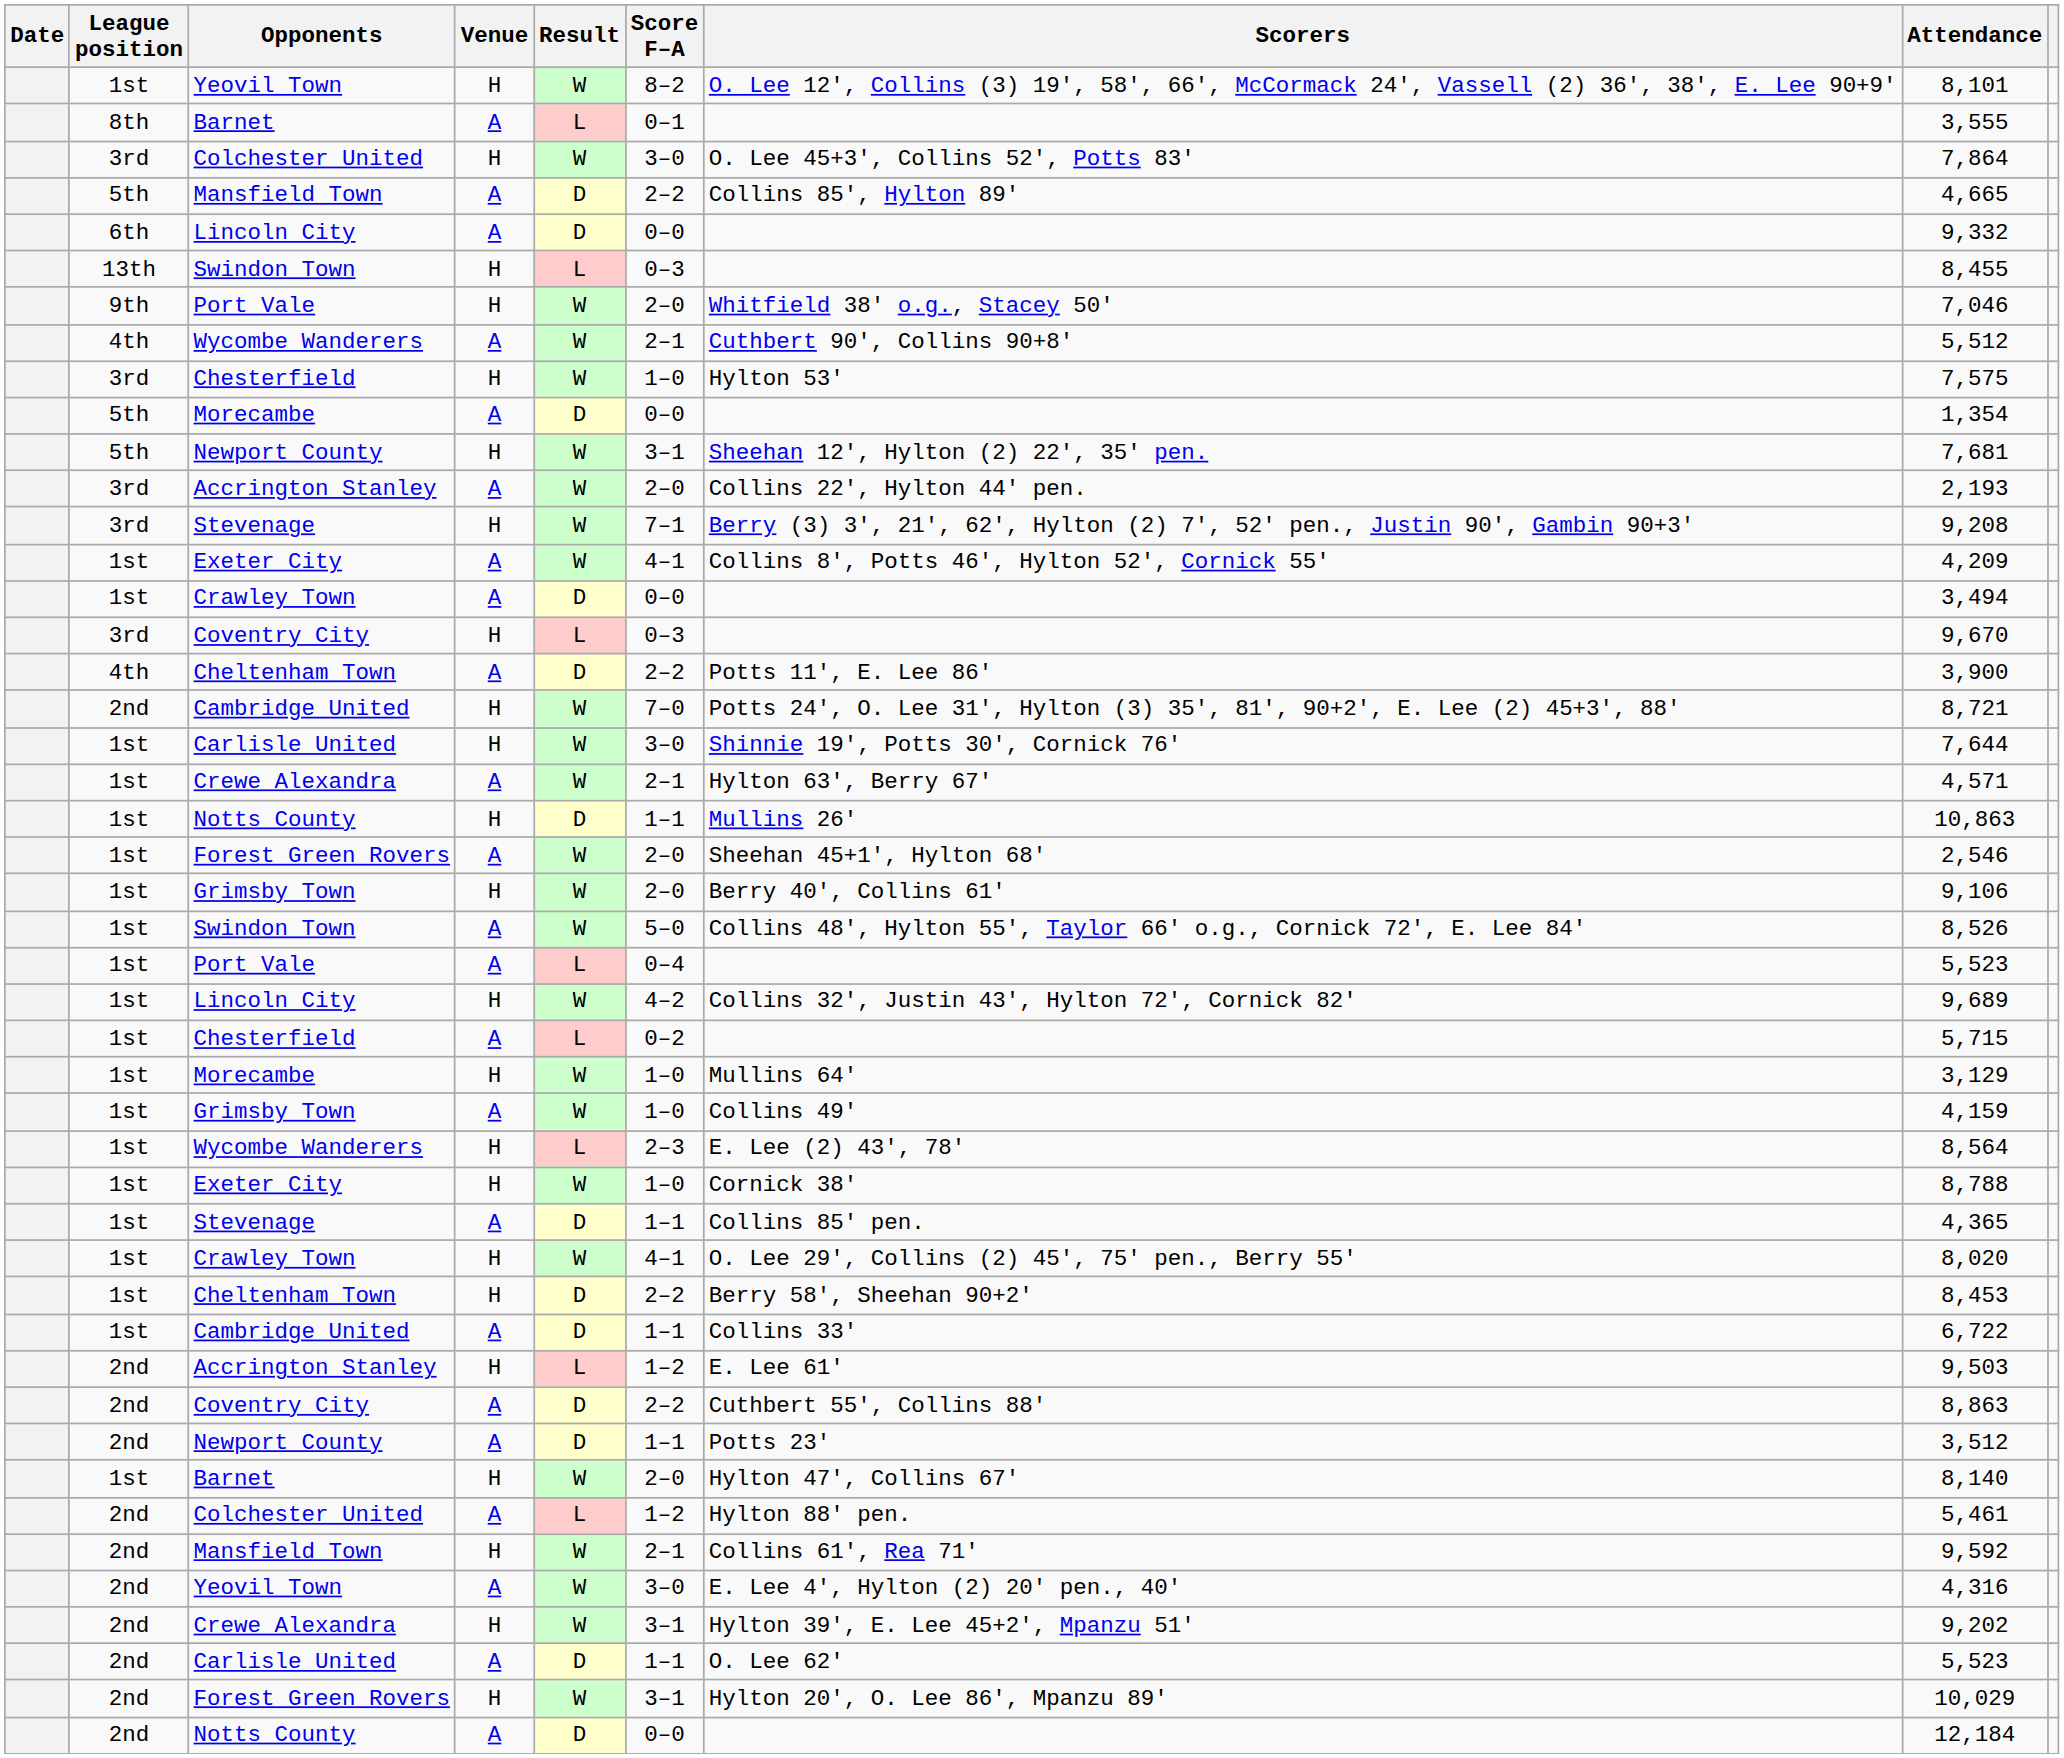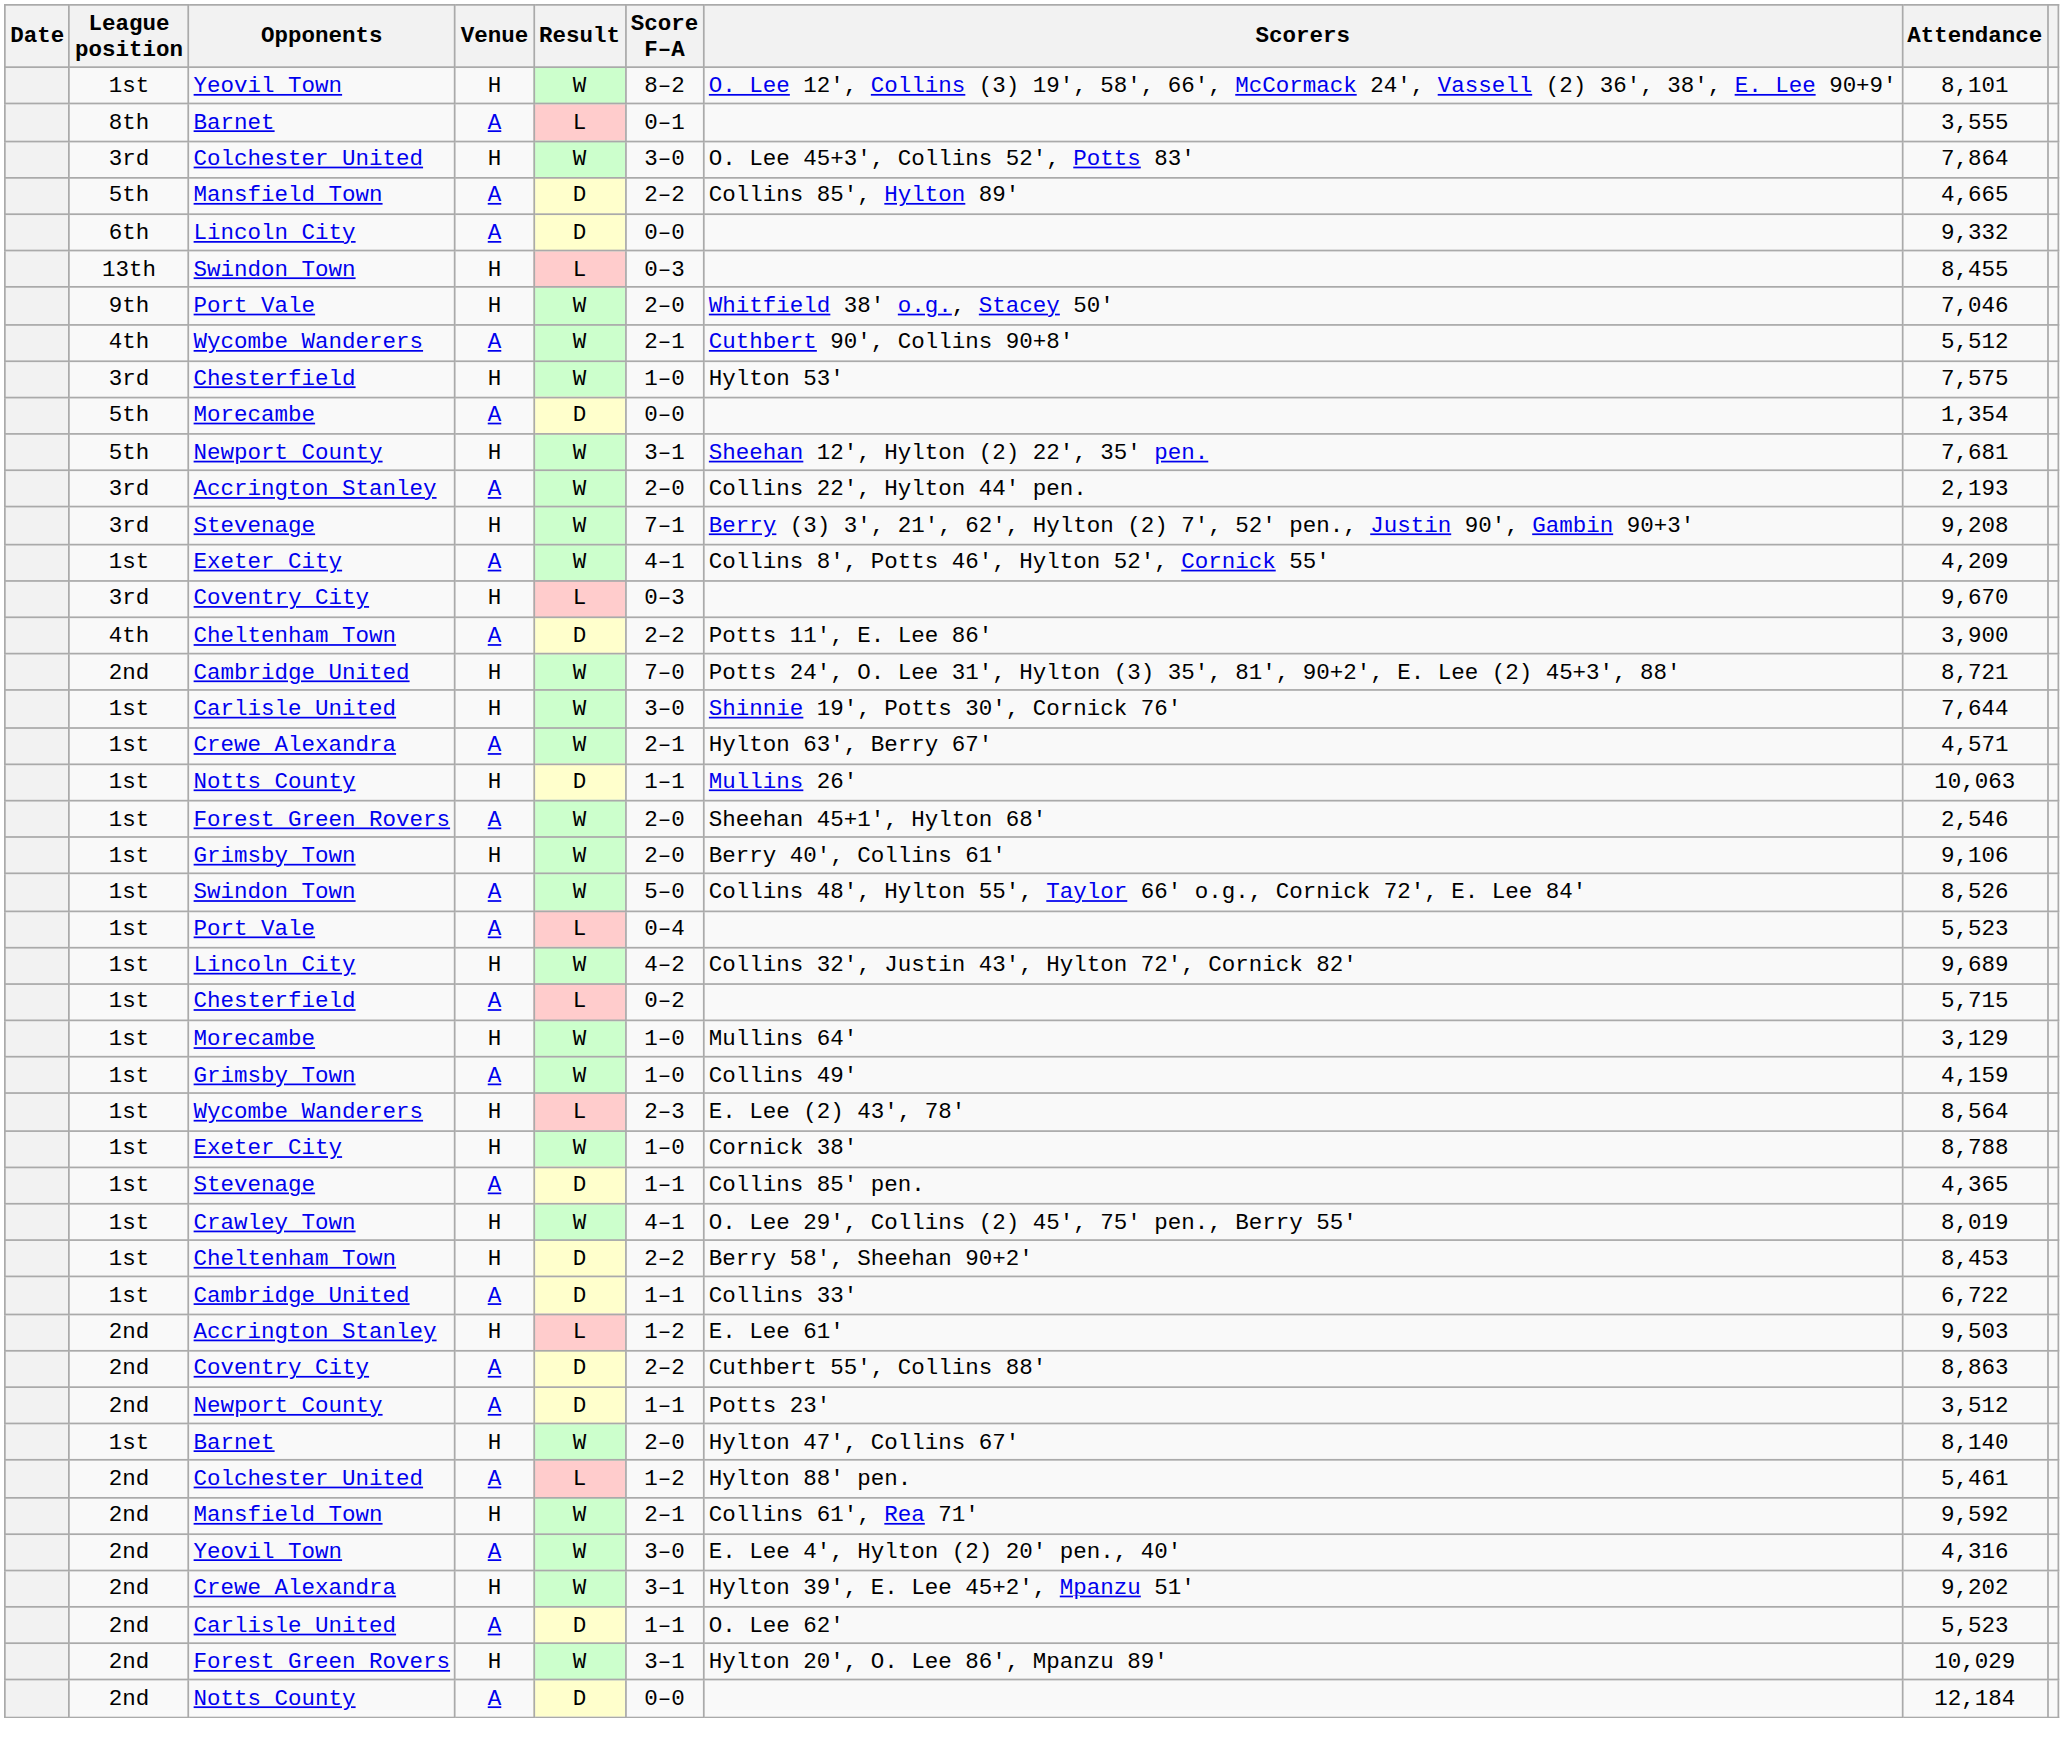- row: (275, 599)
(1975, 819) 10,863 -> (1975, 782) 10,063
(1975, 1259) 8,020 -> (1975, 1222) 8,019
